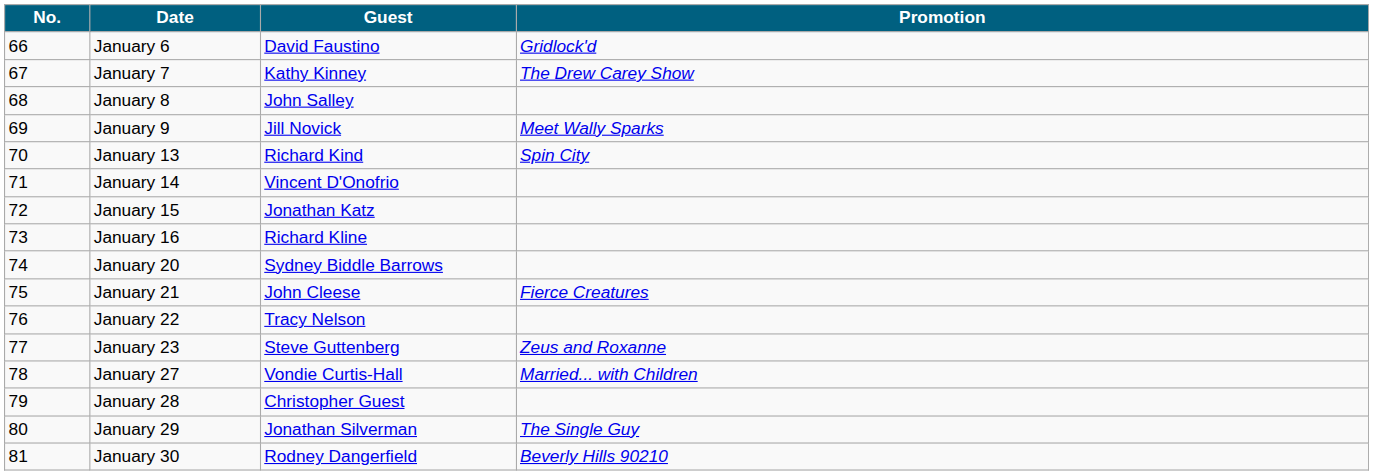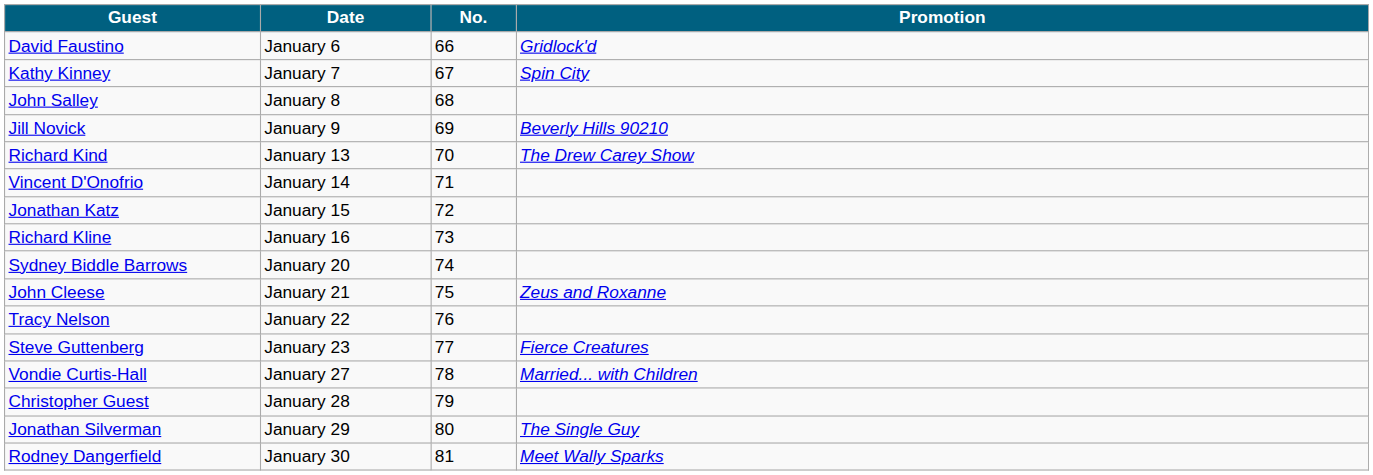columns swapped: (47, 18) <-> (388, 18)
(607, 73) The Drew Carey Show -> (555, 73) Spin City
(592, 127) Meet Wally Sparks -> (594, 127) Beverly Hills 90210
(555, 155) Spin City -> (607, 155) The Drew Carey Show
(584, 292) Fierce Creatures -> (593, 292) Zeus and Roxanne
(593, 347) Zeus and Roxanne -> (584, 347) Fierce Creatures
(594, 456) Beverly Hills 90210 -> (592, 456) Meet Wally Sparks
